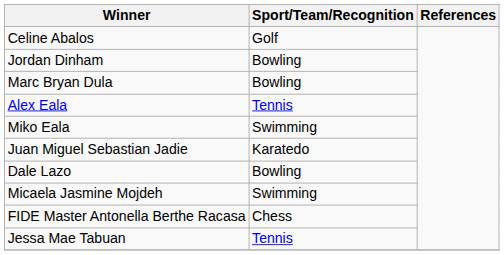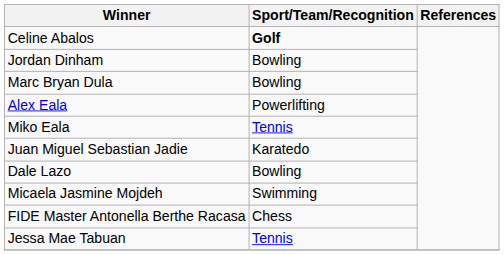(265, 37) normal -> (266, 37) bold
(272, 104) Tennis -> (288, 104) Powerlifting
(285, 127) Swimming -> (272, 127) Tennis
